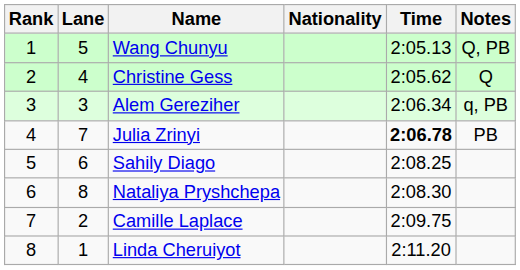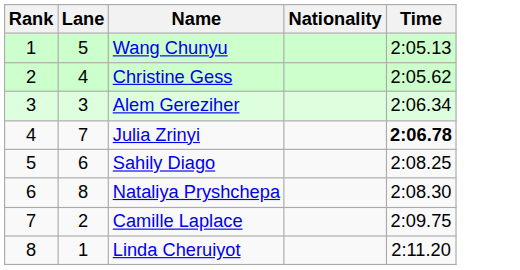- column: (486, 18)
